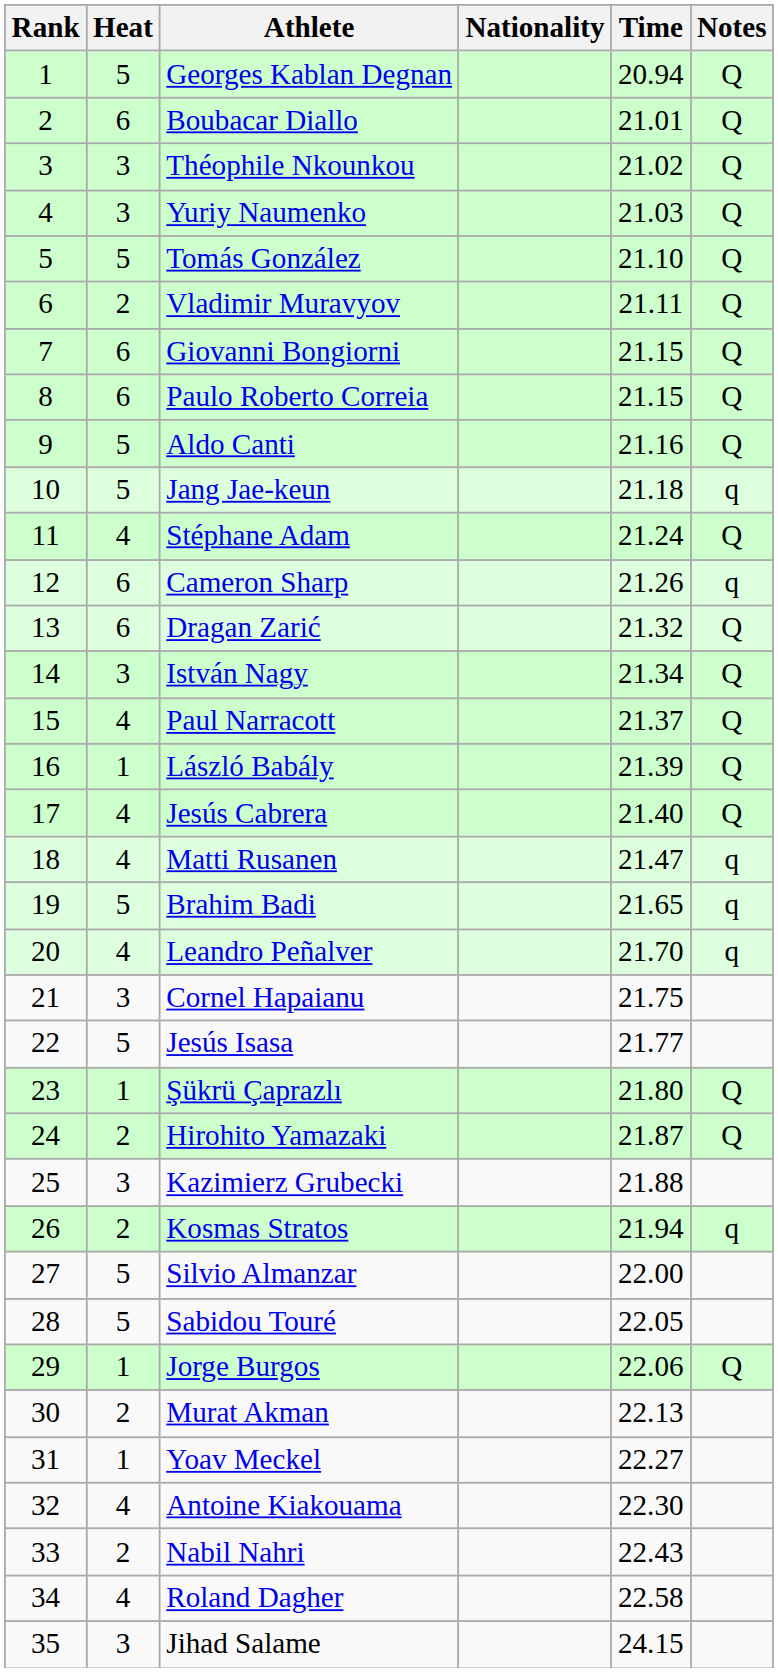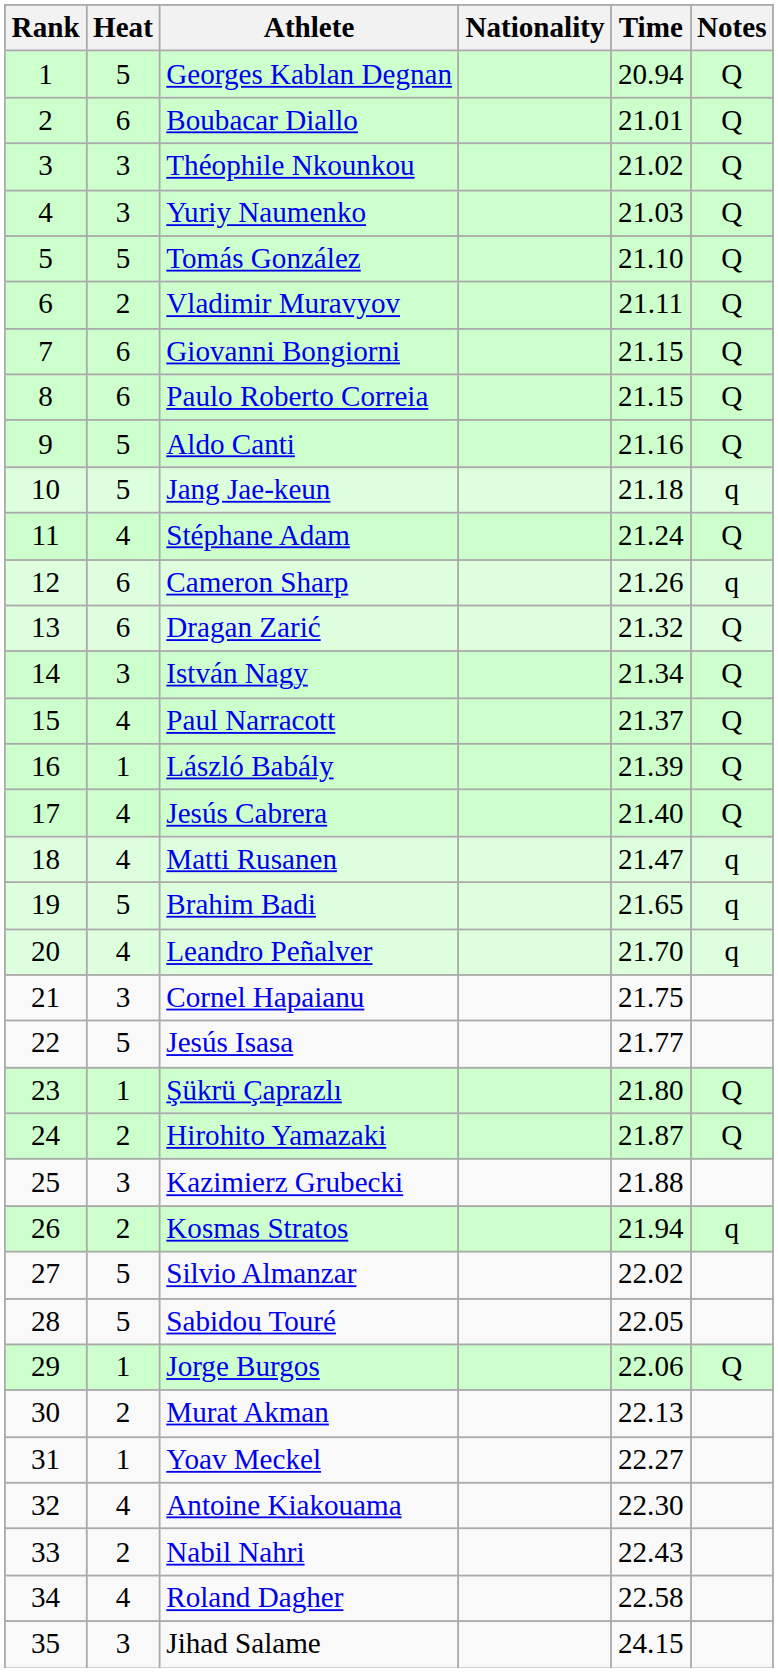(651, 1274) 22.00 -> (651, 1274) 22.02
